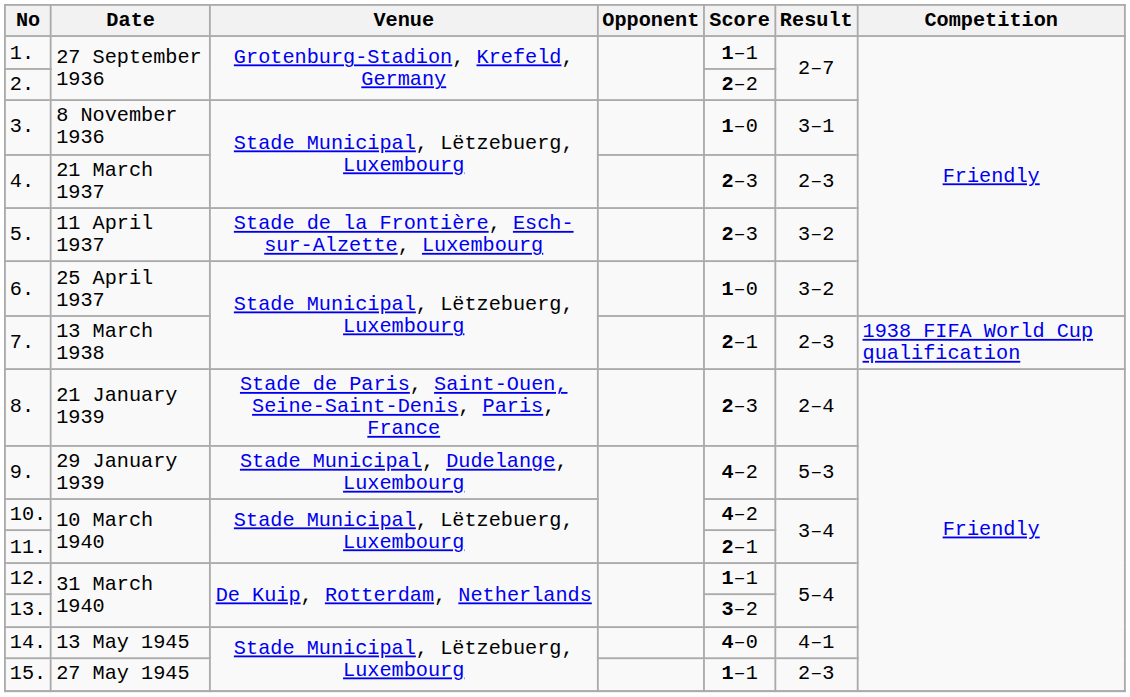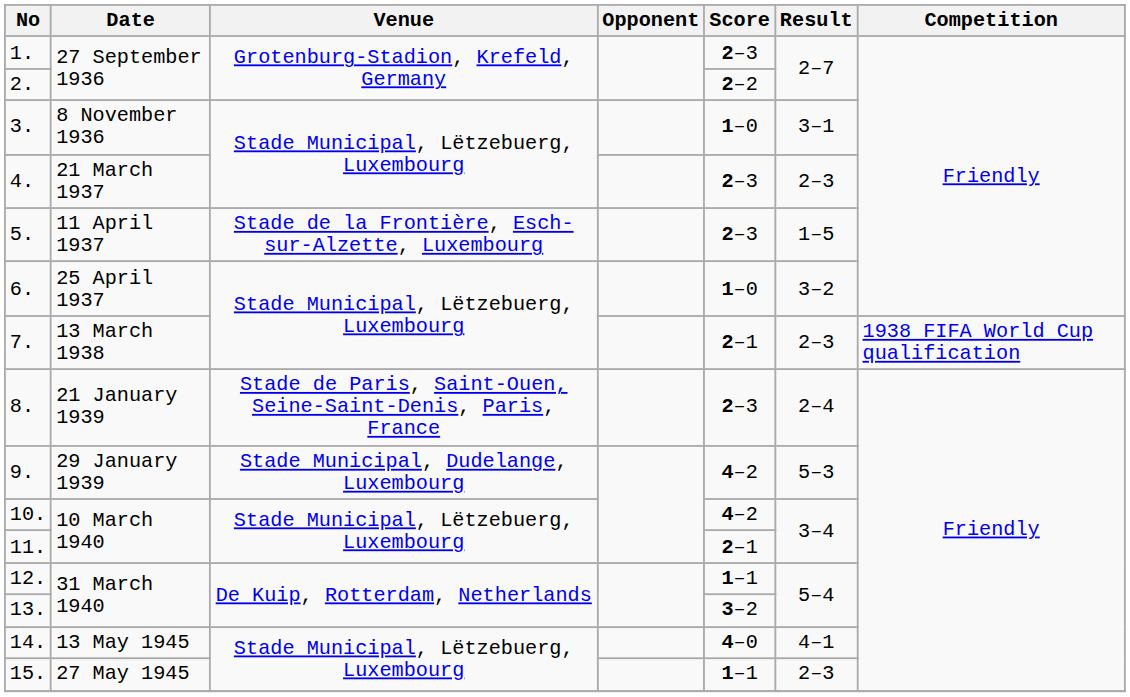(740, 53) 1–1 -> (740, 53) 2–3
(816, 235) 3–2 -> (816, 235) 1–5
